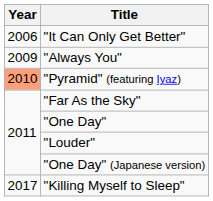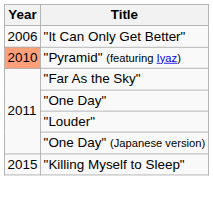- row: (83, 57)
(22, 185) 2017 -> (22, 164) 2015
